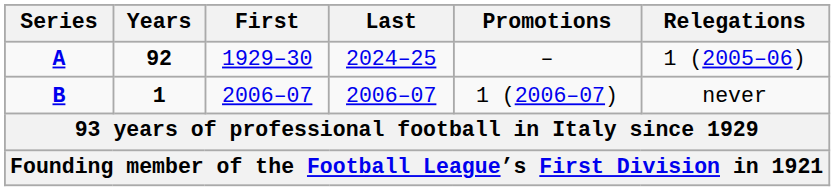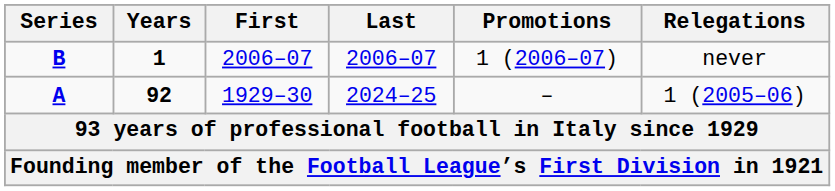rows swapped: (59, 59) <-> (59, 95)
